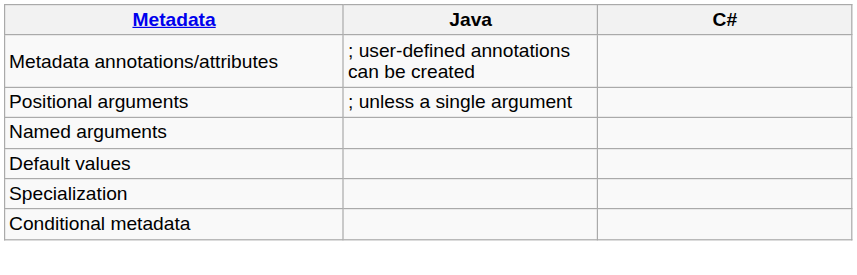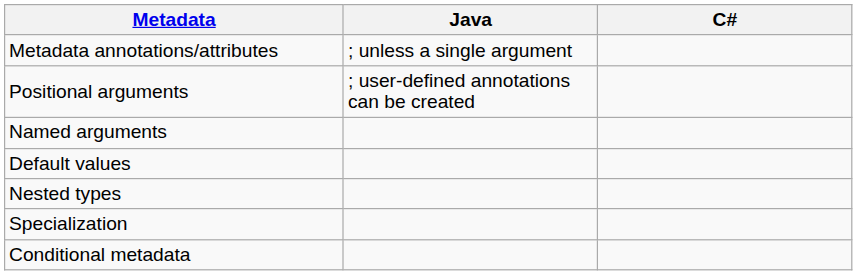(459, 60) ; user-defined annotations can be created -> (460, 50) ; unless a single argument
(460, 102) ; unless a single argument -> (459, 91) ; user-defined annotations can be created
+ row: (65, 193)
